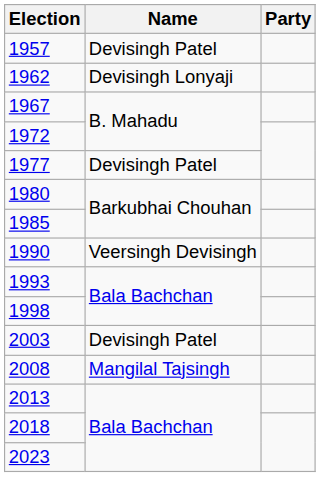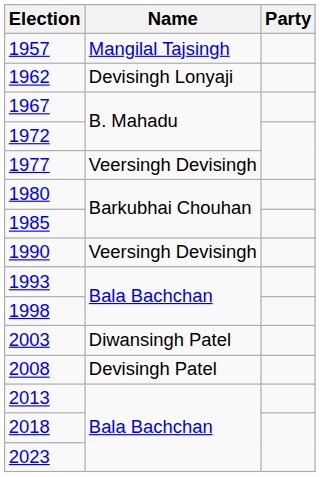(153, 48) Devisingh Patel -> (159, 48) Mangilal Tajsingh
(153, 164) Devisingh Patel -> (173, 164) Veersingh Devisingh
(153, 340) Devisingh Patel -> (160, 340) Diwansingh Patel
(159, 369) Mangilal Tajsingh -> (153, 369) Devisingh Patel
